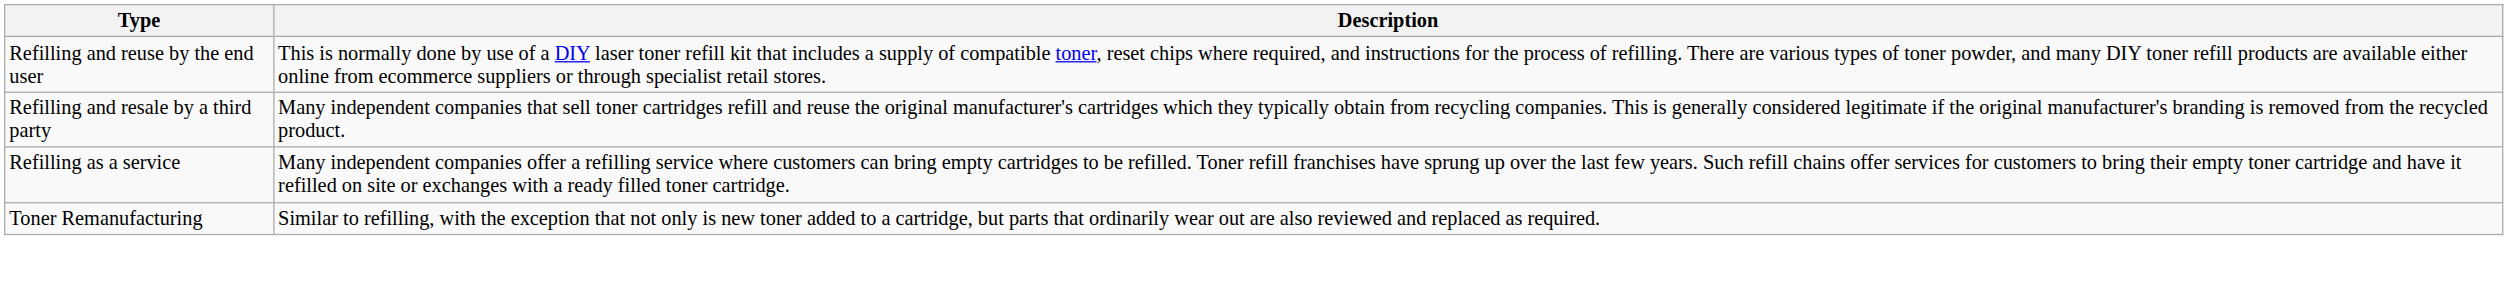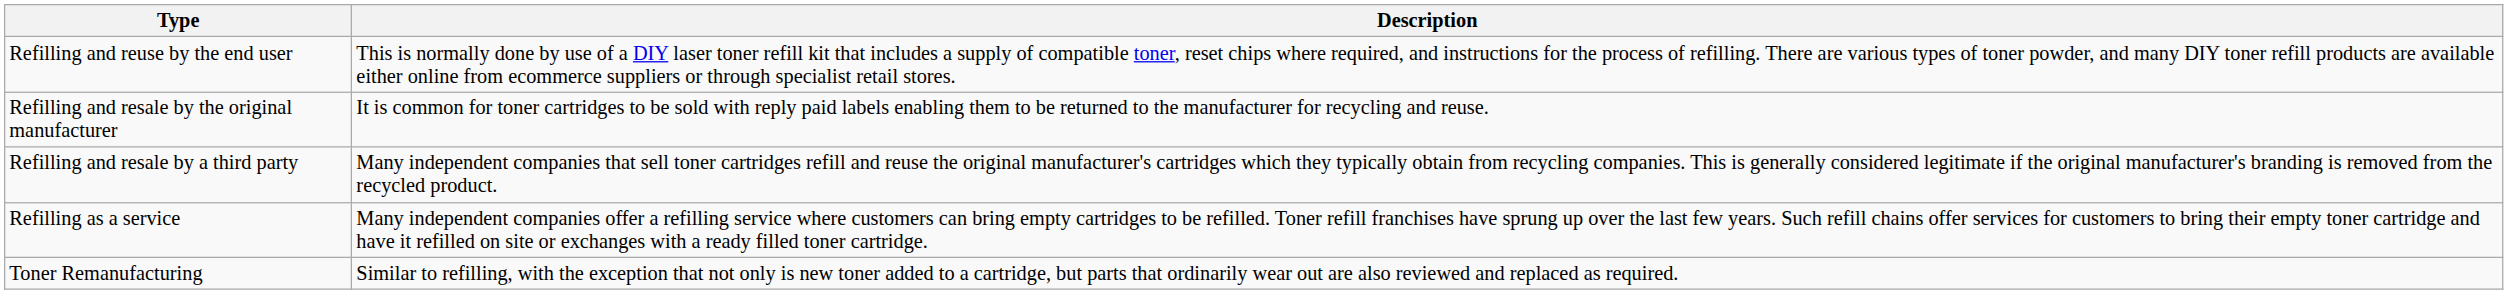+ row: (151, 119)
